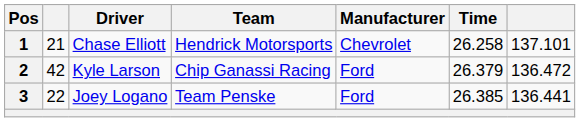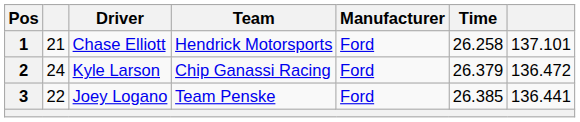(376, 44) Chevrolet -> (357, 44) Ford
(56, 70) 42 -> (56, 70) 24
